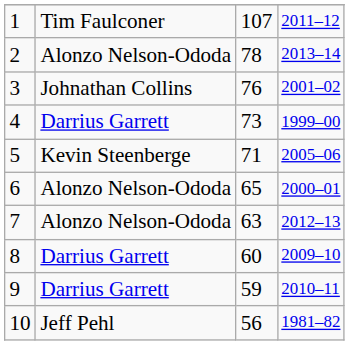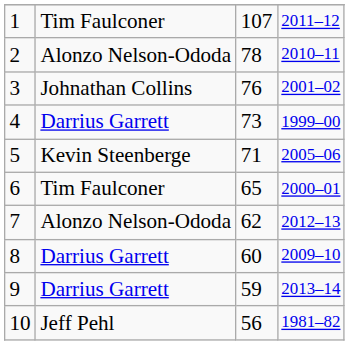(311, 54) 2013–14 -> (311, 54) 2010–11
(136, 188) Alonzo Nelson-Ododa -> (102, 188) Tim Faulconer
(251, 222) 63 -> (251, 222) 62
(311, 289) 2010–11 -> (311, 289) 2013–14
